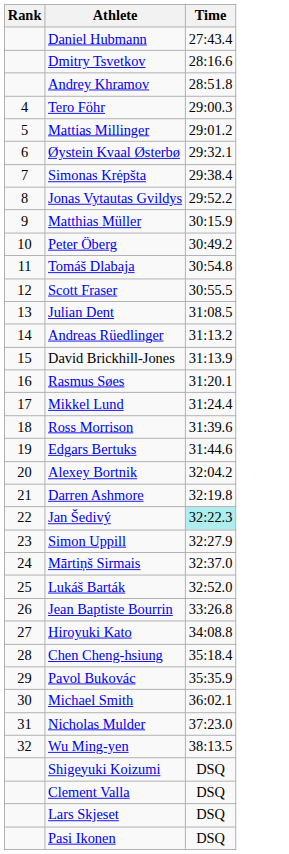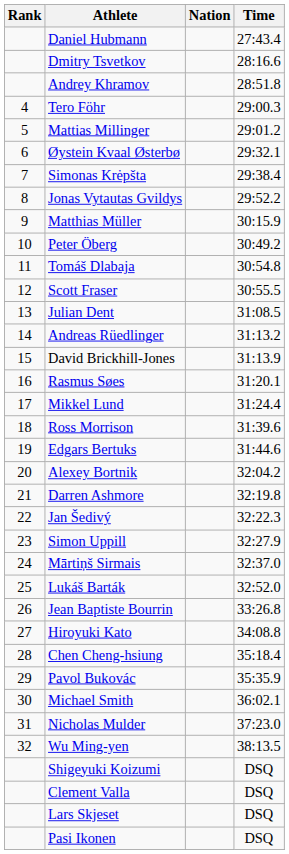+ column: (210, 15)
(211, 518) paleturquoise background -> (259, 518) no background
